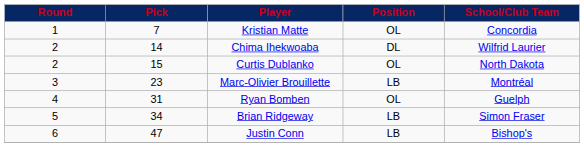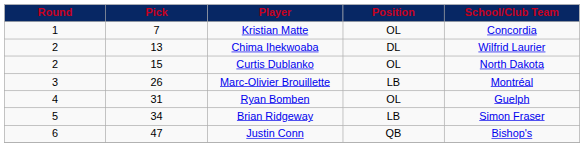(157, 47) 14 -> (157, 47) 13
(157, 82) 23 -> (157, 82) 26
(393, 133) LB -> (393, 133) QB
